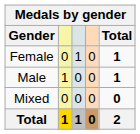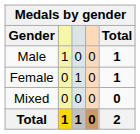rows swapped: (32, 77) <-> (32, 57)
